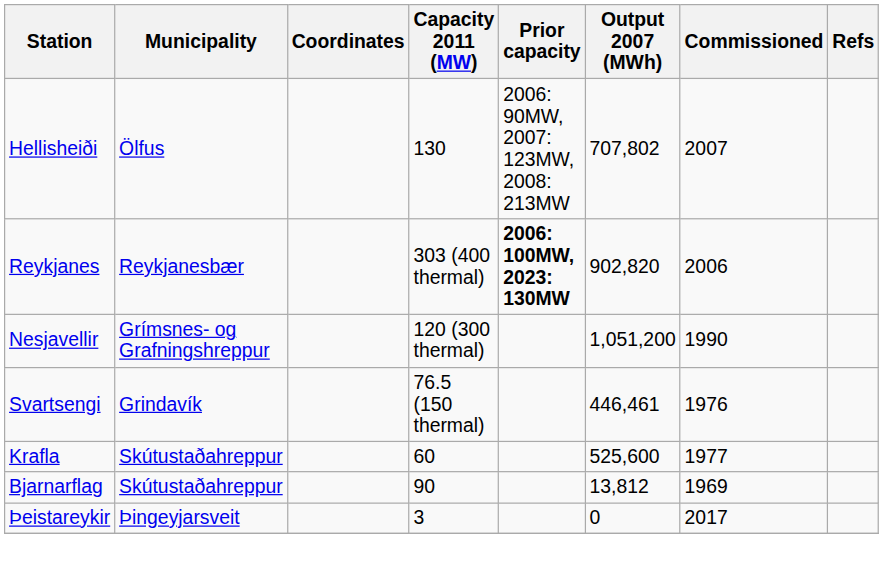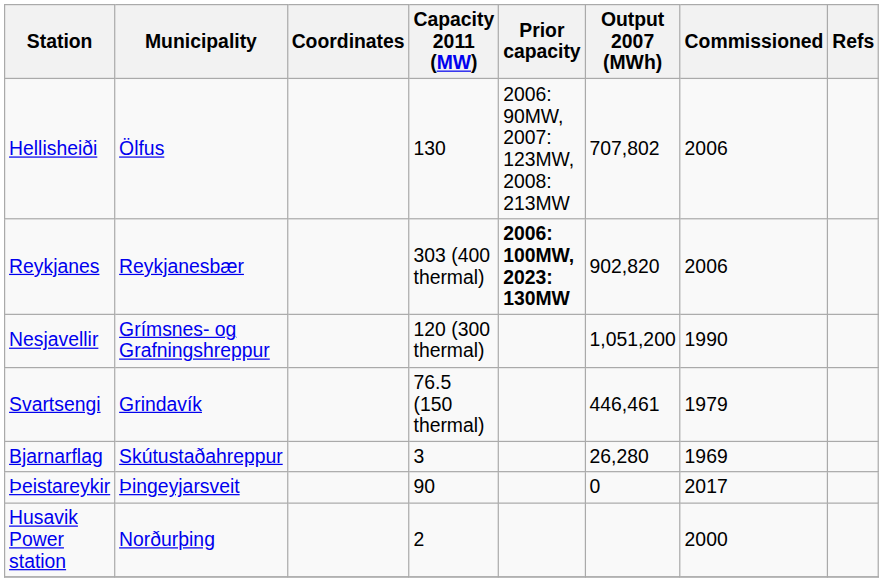(706, 148) 2007 -> (706, 148) 2006
(706, 404) 1976 -> (706, 404) 1979
- row: (34, 456)
(424, 487) 90 -> (419, 456) 3
(619, 487) 13,812 -> (619, 456) 26,280
(419, 517) 3 -> (424, 487) 90
+ row: (43, 539)
